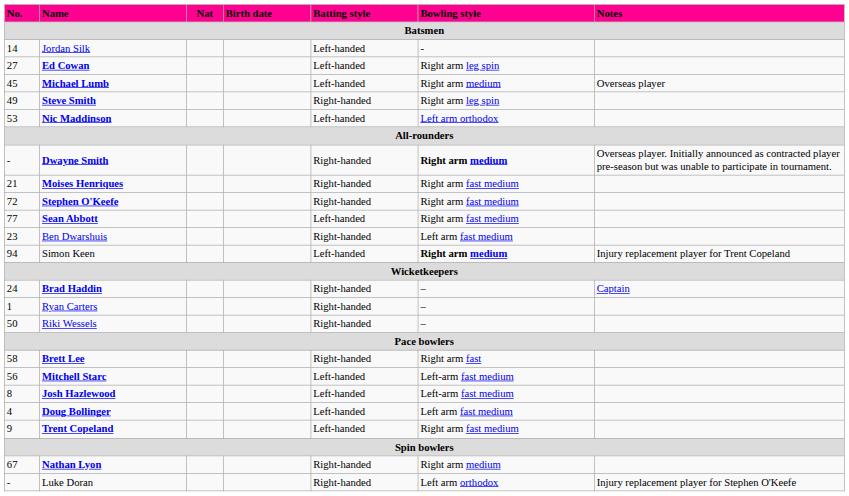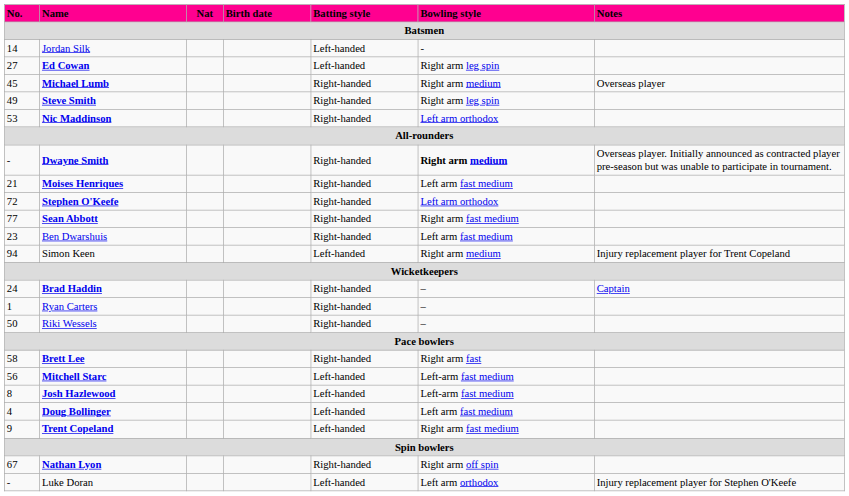(339, 83) Left-handed -> (342, 83) Right-handed
(339, 118) Left-handed -> (342, 118) Right-handed
(470, 183) Right arm fast medium -> (467, 183) Left arm fast medium
(470, 201) Right arm fast medium -> (459, 201) Left arm orthodox
(339, 219) Left-handed -> (342, 219) Right-handed
(464, 254) bold -> (461, 254) normal
(461, 464) Right arm medium -> (459, 464) Right arm off spin
(342, 482) Right-handed -> (339, 482) Left-handed
